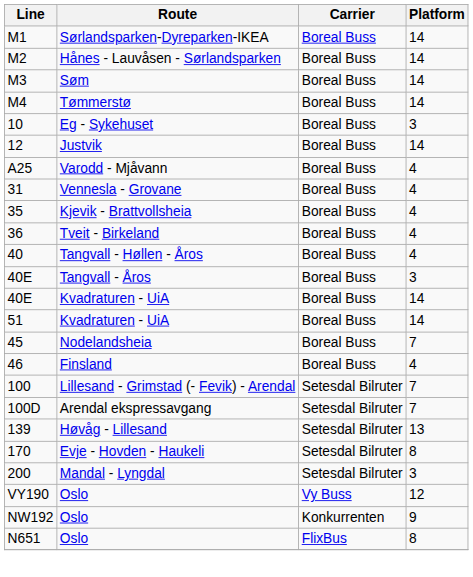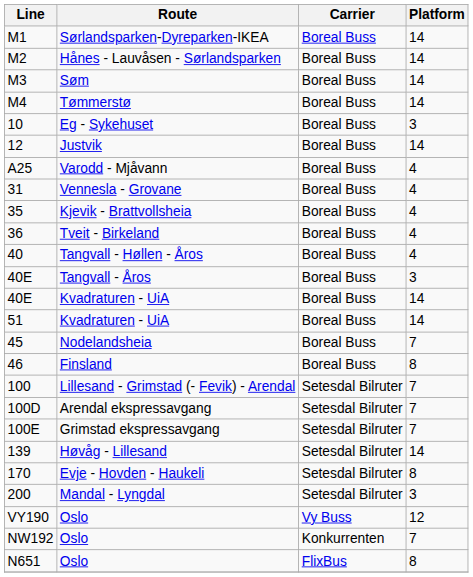(413, 364) 4 -> (413, 364) 8
+ row: (24, 430)
(417, 430) 13 -> (417, 451) 14
(413, 517) 9 -> (413, 539) 7
